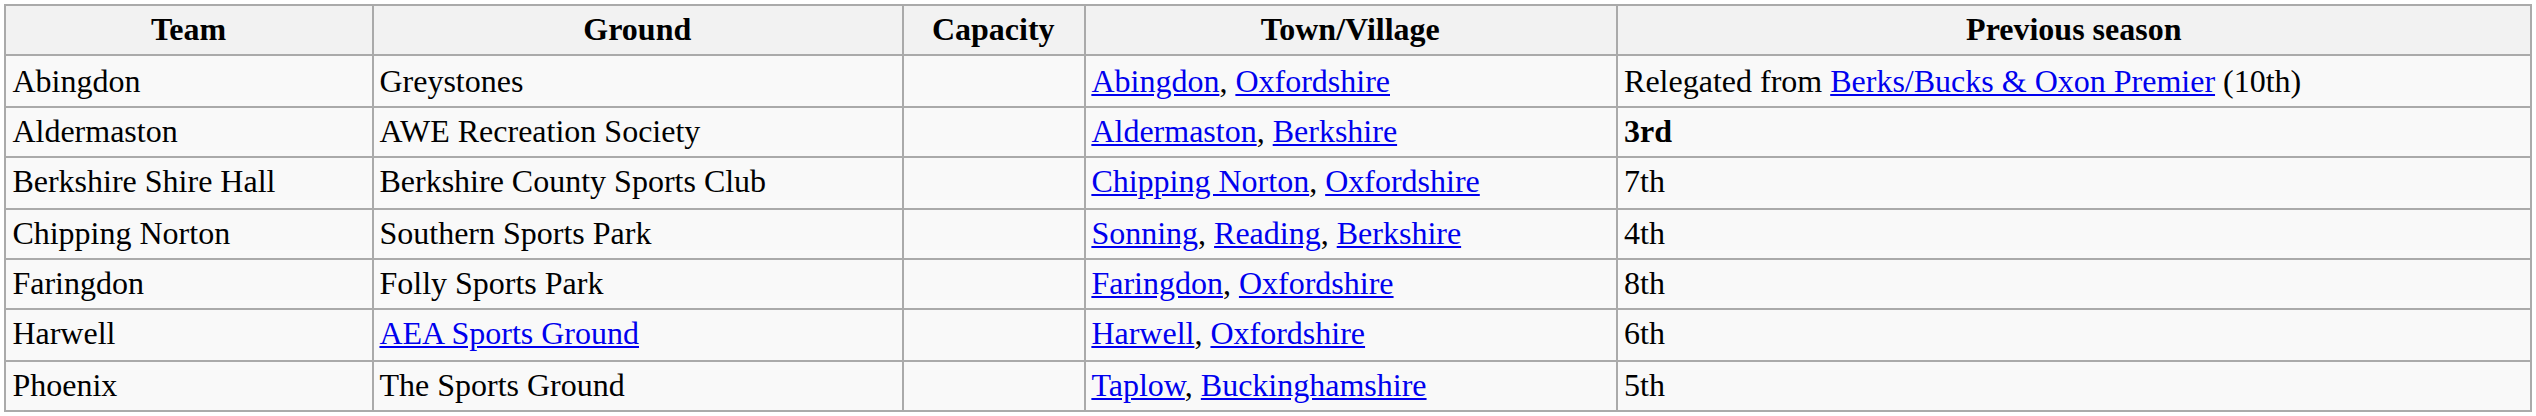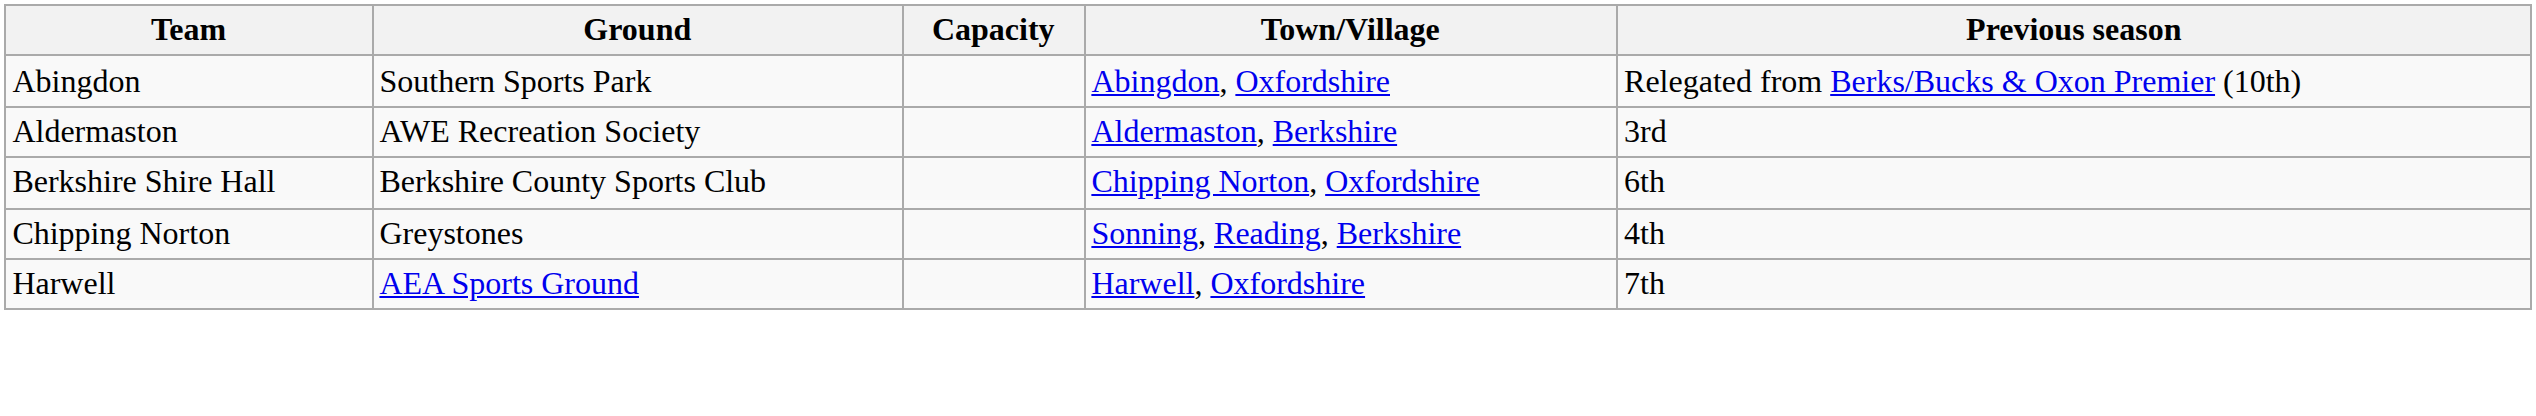(451, 80) Greystones -> (515, 80) Southern Sports Park
(1648, 131) bold -> (1645, 131) normal
(1644, 182) 7th -> (1644, 182) 6th
(515, 232) Southern Sports Park -> (451, 232) Greystones
- row: (78, 283)
(1644, 334) 6th -> (1644, 283) 7th
- row: (65, 385)
